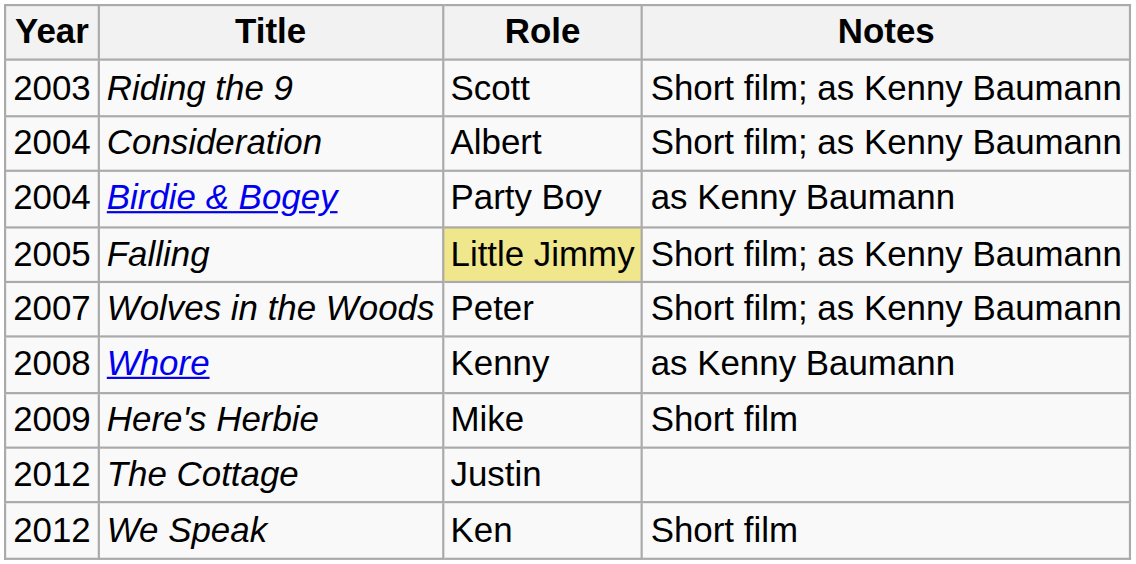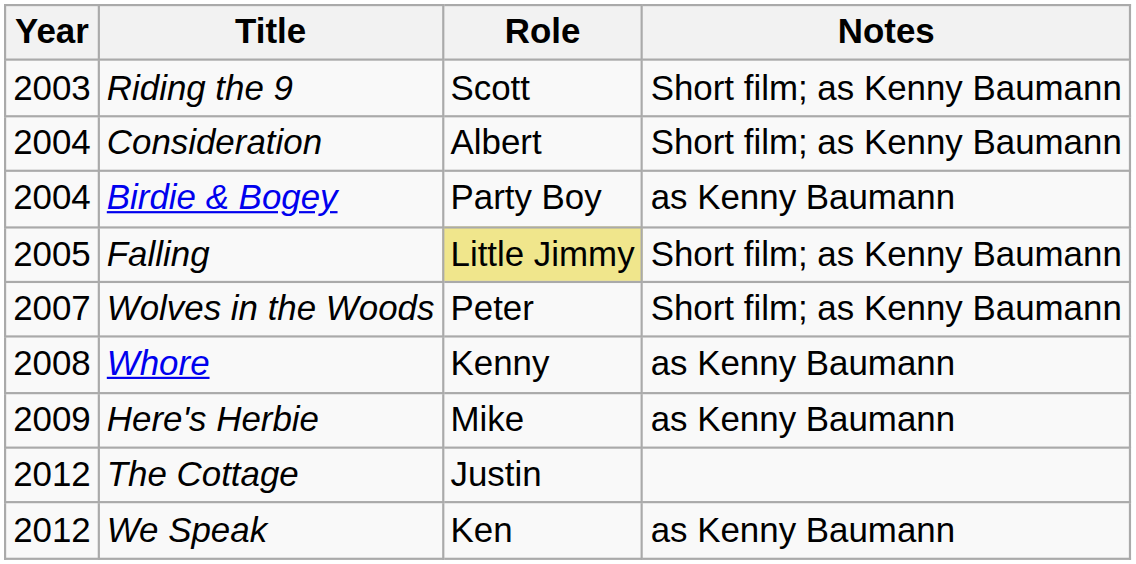(724, 419) Short film -> (803, 419) as Kenny Baumann
(724, 530) Short film -> (803, 530) as Kenny Baumann
